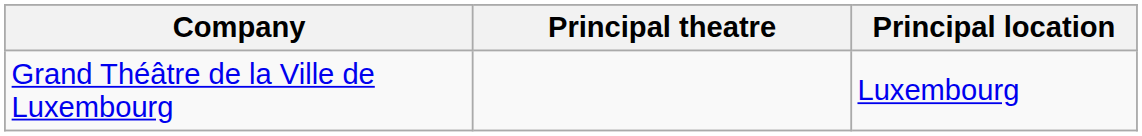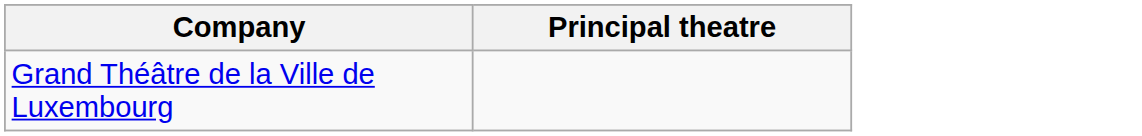- column: (994, 27)
